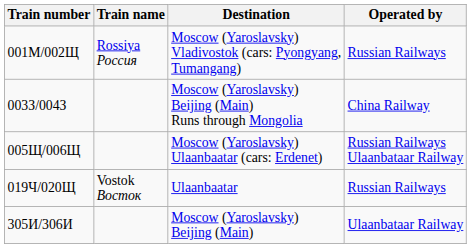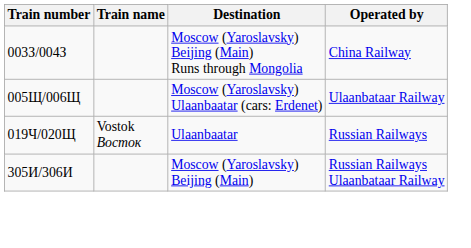- row: (43, 52)
(405, 150) Russian Railways Ulaanbataar Railway -> (387, 97) Ulaanbataar Railway
(405, 225) Ulaanbataar Railway -> (387, 172) Russian Railways Ulaanbataar Railway
